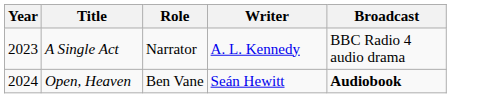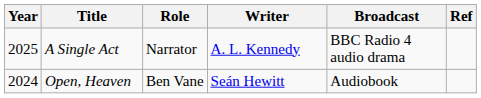+ column: (461, 16)
(23, 48) 2023 -> (23, 48) 2025
(366, 81) bold -> (364, 81) normal
